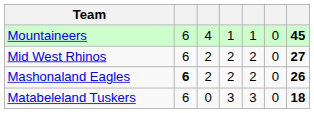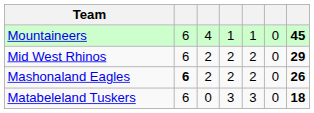(298, 56) 27 -> (298, 56) 29
